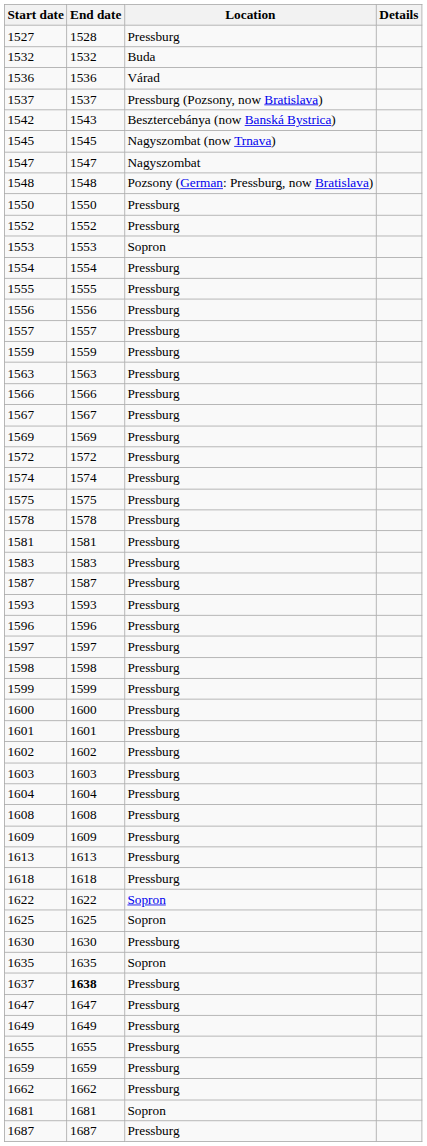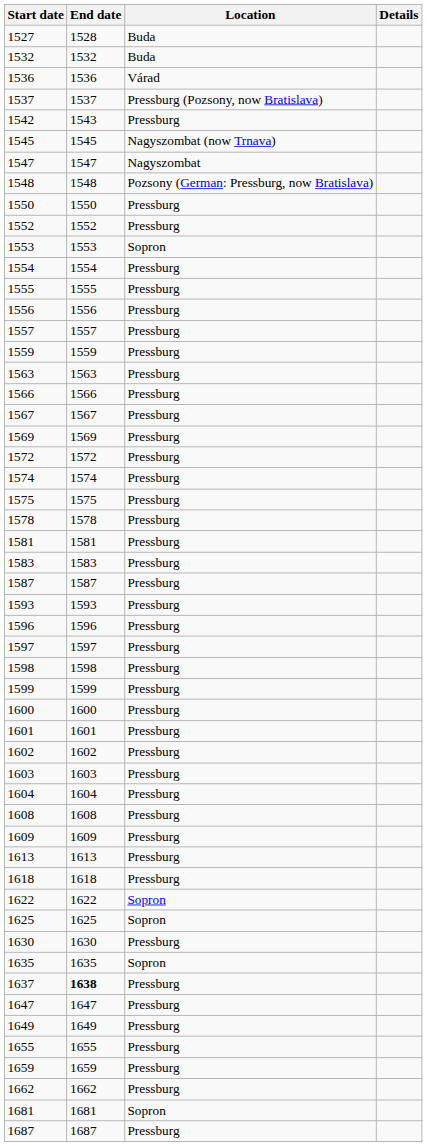(154, 36) Pressburg -> (141, 36) Buda
(232, 120) Besztercebánya (now Banská Bystrica) -> (154, 120) Pressburg
